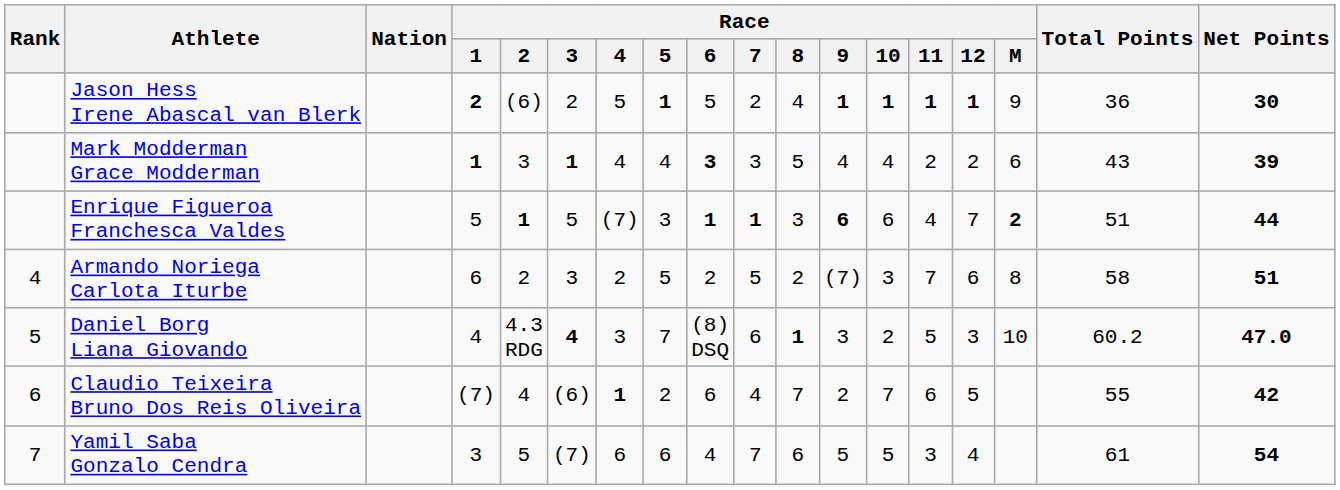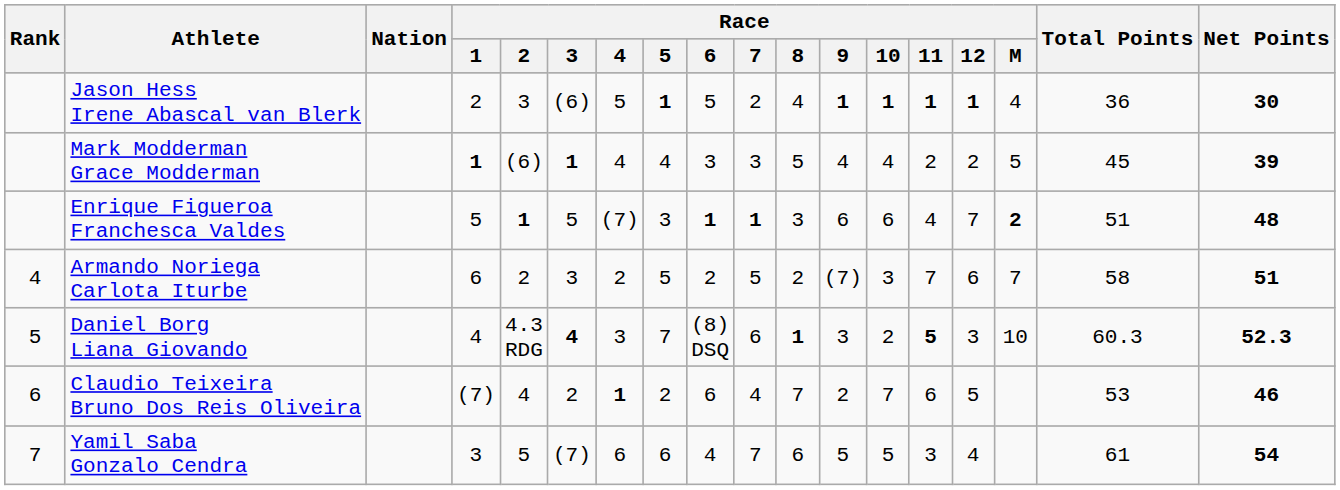(476, 103) bold -> (476, 103) normal
(524, 103) (6) -> (524, 103) 3
(572, 103) 2 -> (572, 103) (6)
(1015, 103) 9 -> (1015, 103) 4
(524, 161) 3 -> (524, 161) (6)
(710, 161) bold -> (710, 161) normal
(1015, 161) 6 -> (1015, 161) 5
(1117, 161) 43 -> (1117, 161) 45
(843, 220) bold -> (843, 220) normal
(1266, 220) 44 -> (1266, 220) 48
(1015, 279) 8 -> (1015, 279) 7
(931, 337) normal -> (931, 337) bold
(1117, 337) 60.2 -> (1117, 337) 60.3
(1266, 337) 47.0 -> (1266, 337) 52.3
(572, 396) (6) -> (572, 396) 2
(1117, 396) 55 -> (1117, 396) 53
(1266, 396) 42 -> (1266, 396) 46
